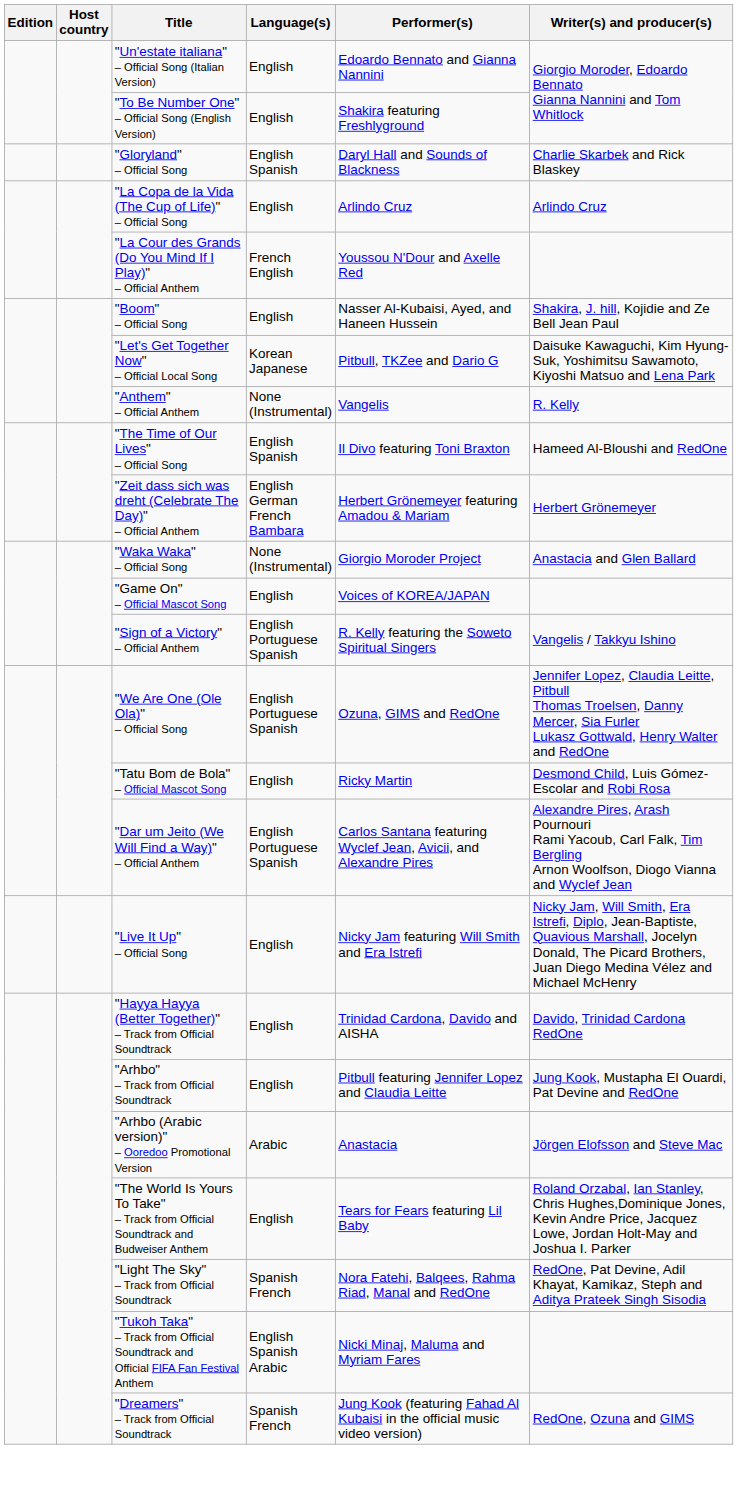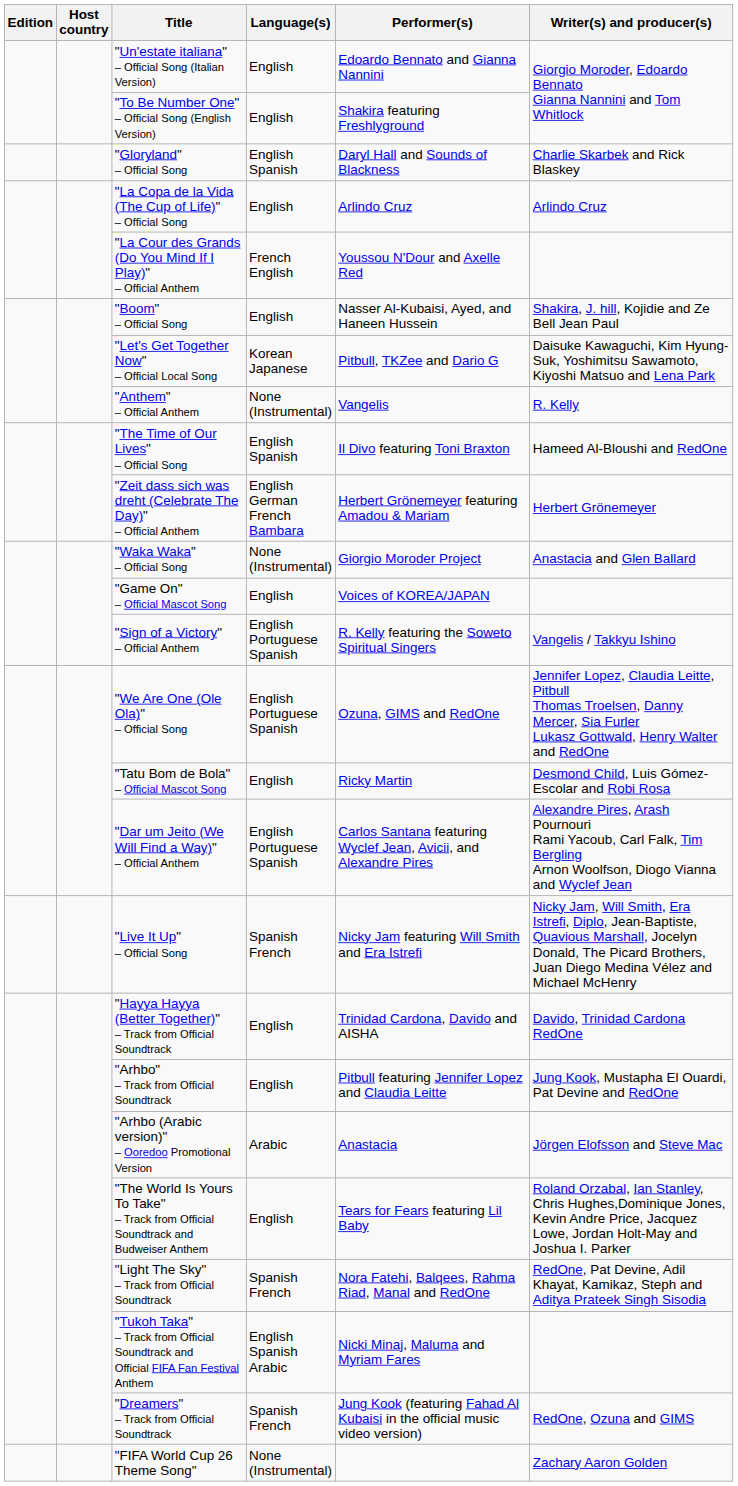(271, 944) English -> (273, 944) Spanish French
+ row: (174, 1462)
